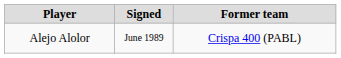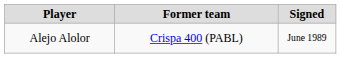columns swapped: (144, 14) <-> (254, 14)
